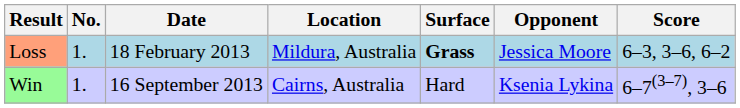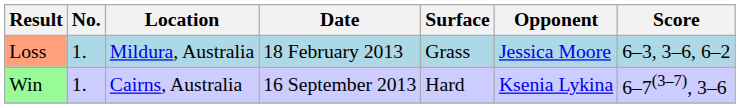columns swapped: (186, 20) <-> (344, 20)
(450, 51) bold -> (448, 51) normal
